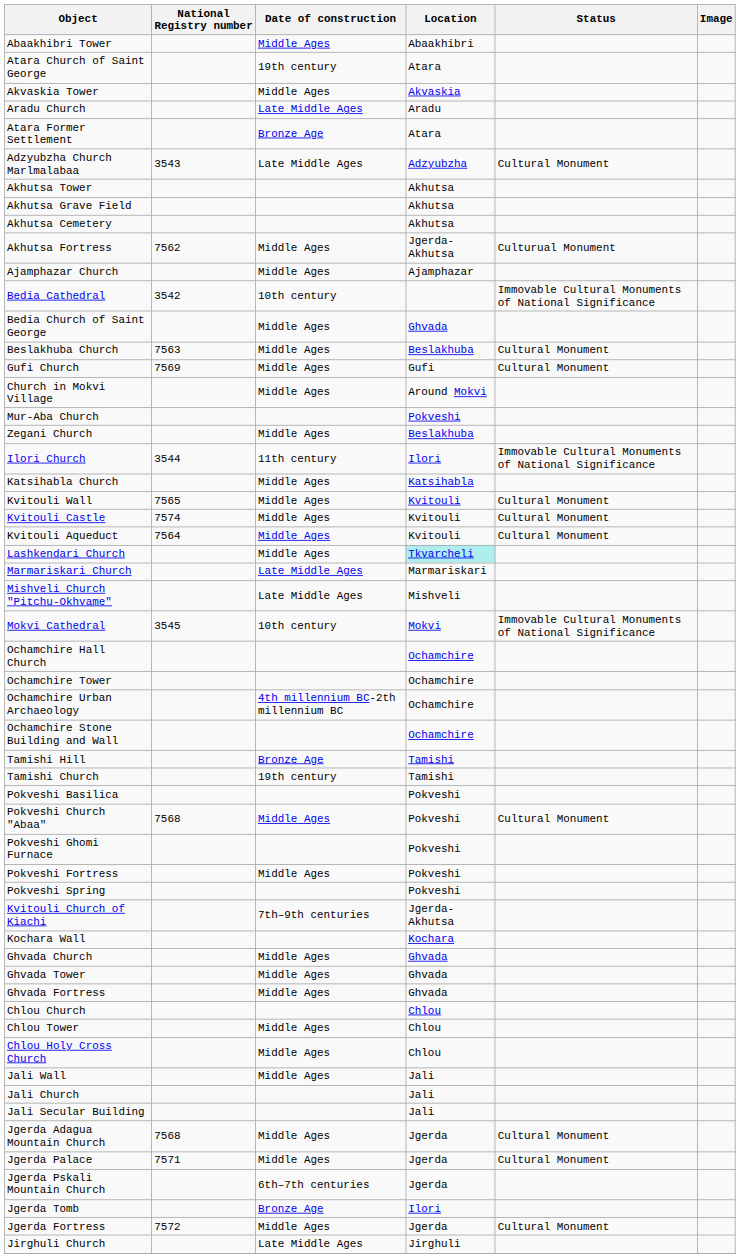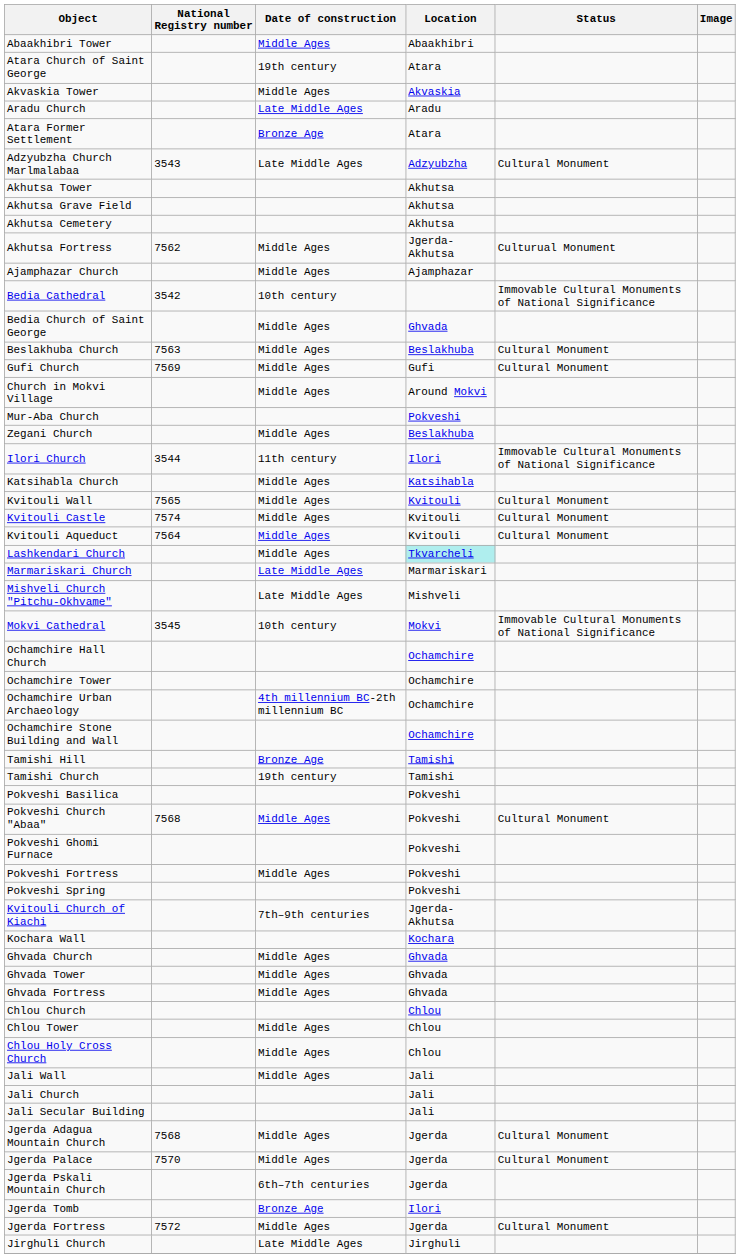(167, 1160) 7571 -> (167, 1160) 7570
